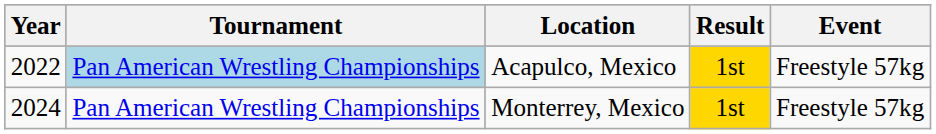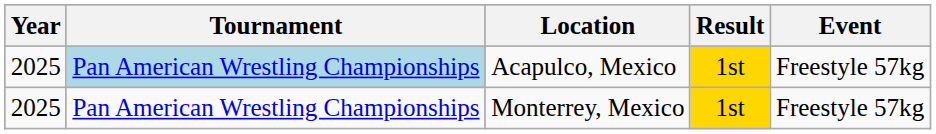(36, 66) 2022 -> (36, 66) 2025
(36, 108) 2024 -> (36, 108) 2025
